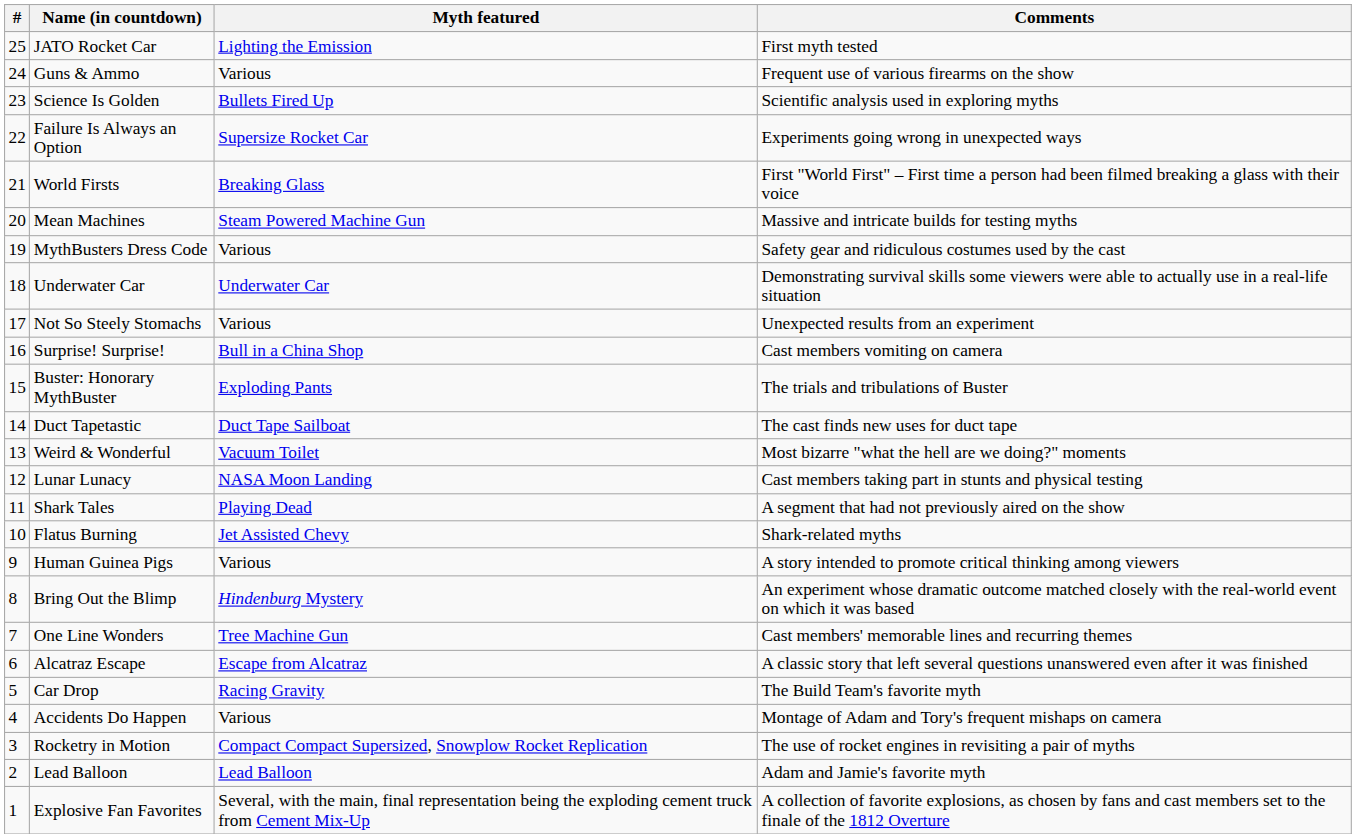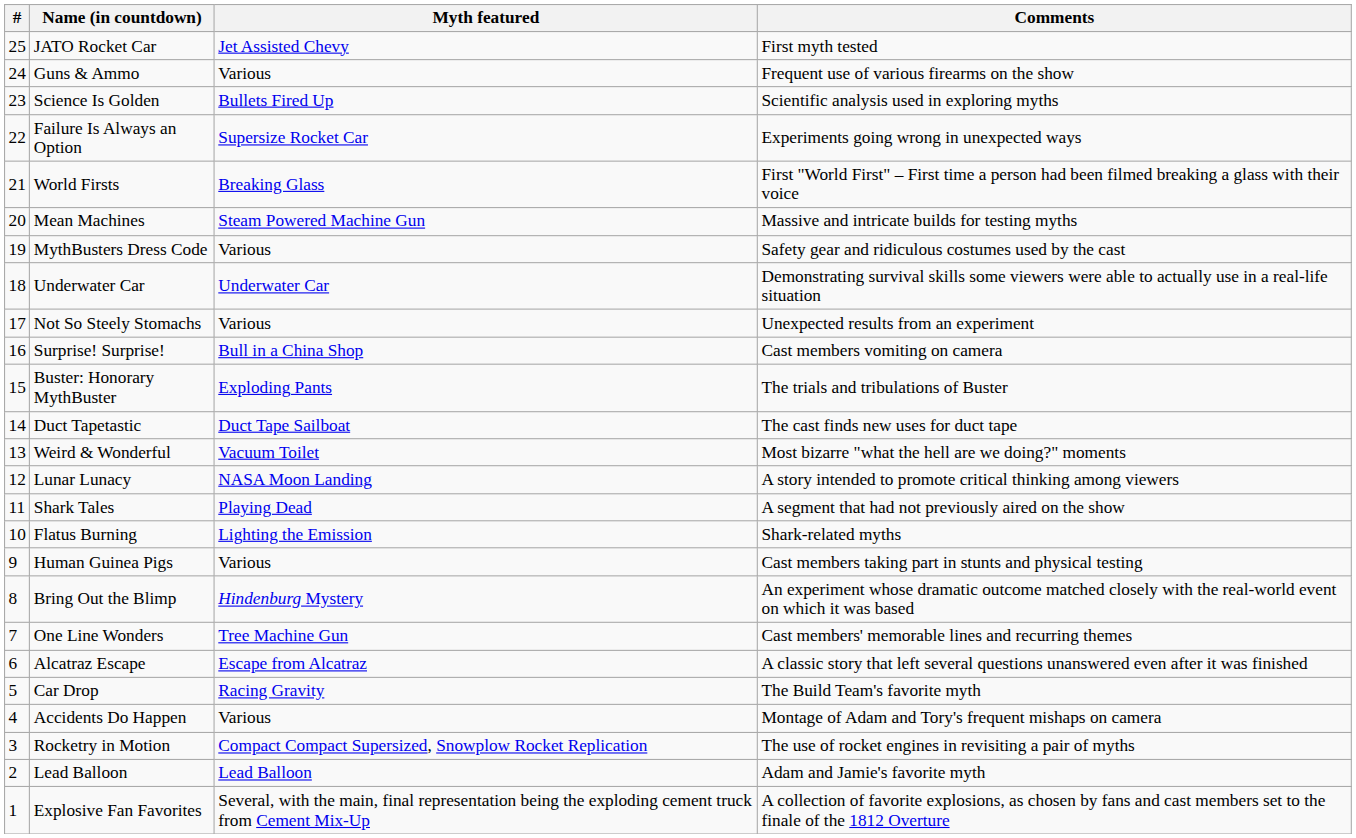(295, 45) Lighting the Emission -> (284, 45) Jet Assisted Chevy
(952, 479) Cast members taking part in stunts and physical testing -> (970, 479) A story intended to promote critical thinking among viewers
(284, 534) Jet Assisted Chevy -> (295, 534) Lighting the Emission
(970, 561) A story intended to promote critical thinking among viewers -> (952, 561) Cast members taking part in stunts and physical testing
